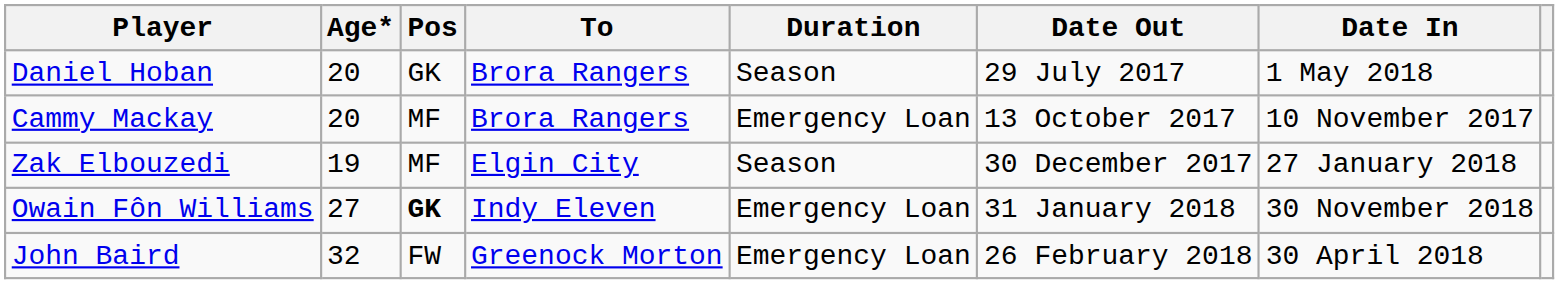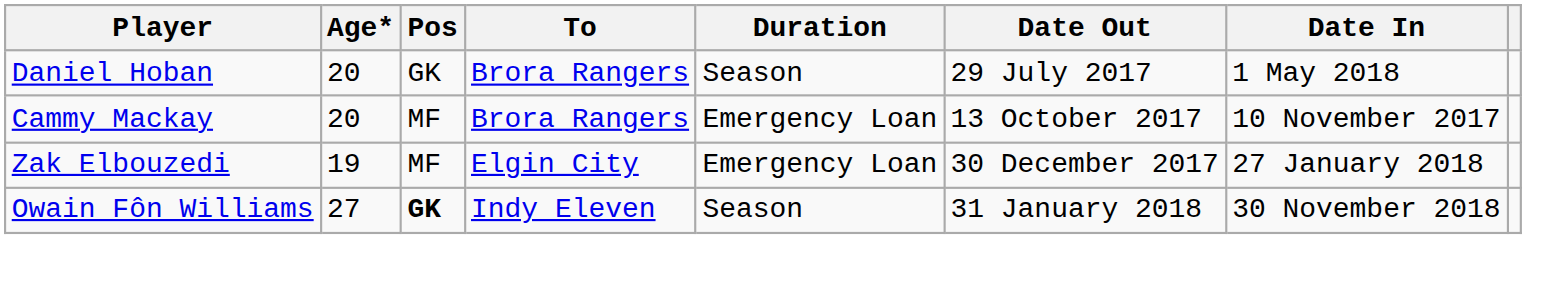(786, 165) Season -> (820, 165) Emergency Loan
(853, 210) Emergency Loan -> (753, 210) Season
- row: (96, 256)
